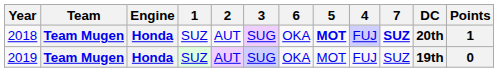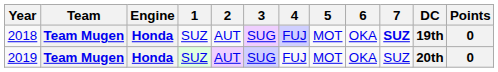columns swapped: (365, 15) <-> (296, 15)
(331, 36) bold -> (328, 36) normal
(430, 36) 20th -> (430, 36) 19th
(470, 36) 1 -> (470, 36) 0
(430, 57) 19th -> (430, 57) 20th
